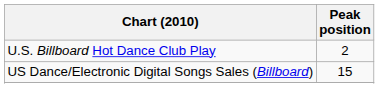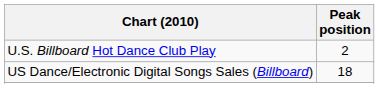(345, 72) 15 -> (345, 72) 18
